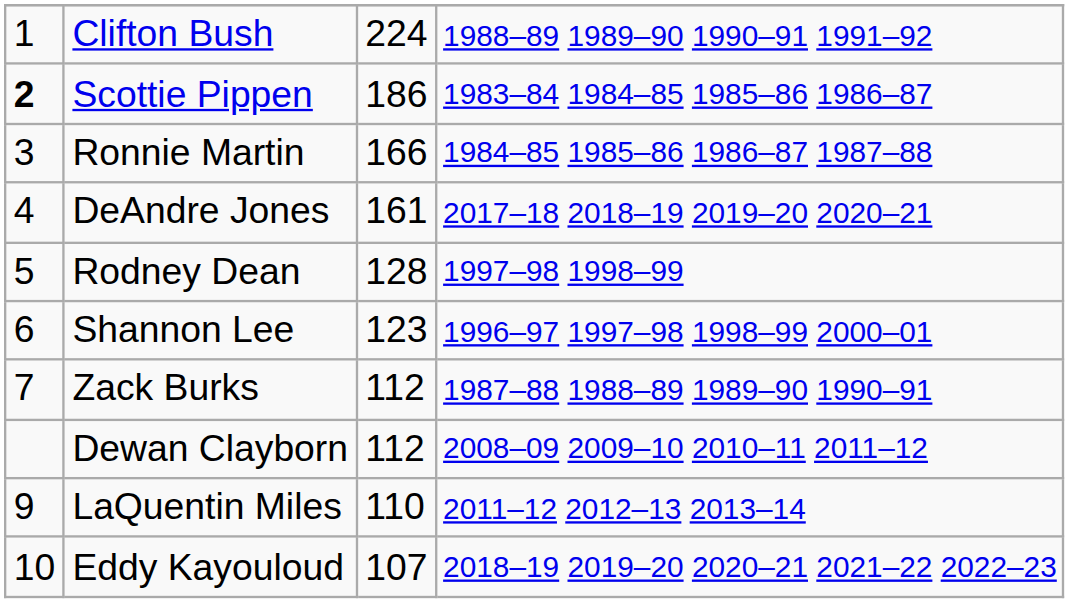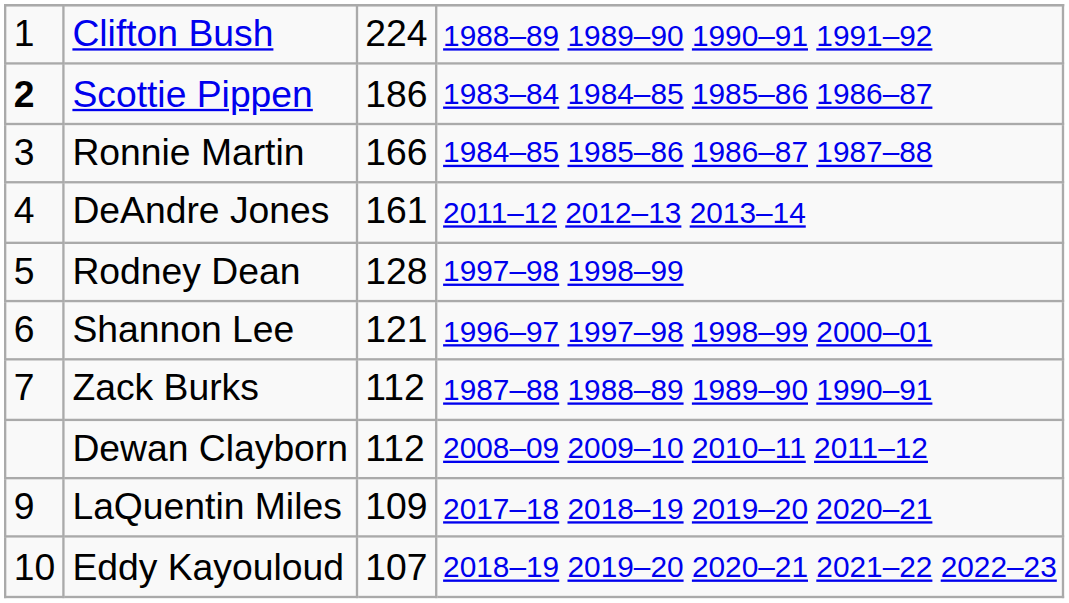(688, 212) 2017–18 2018–19 2019–20 2020–21 -> (624, 212) 2011–12 2012–13 2013–14
(396, 329) 123 -> (396, 329) 121
(395, 507) 110 -> (396, 507) 109
(624, 508) 2011–12 2012–13 2013–14 -> (688, 508) 2017–18 2018–19 2019–20 2020–21
